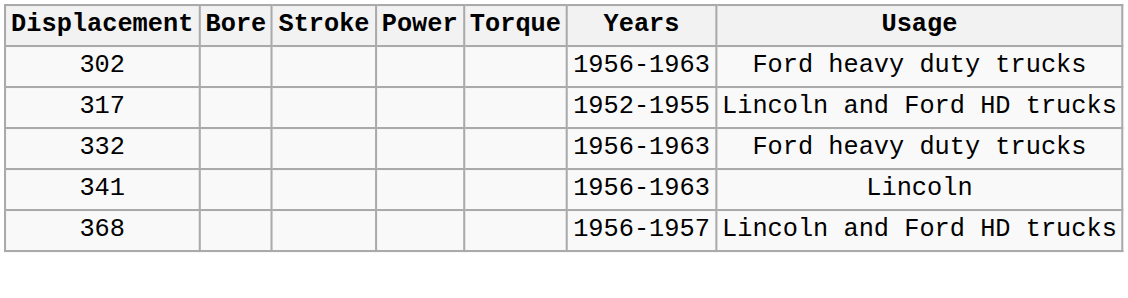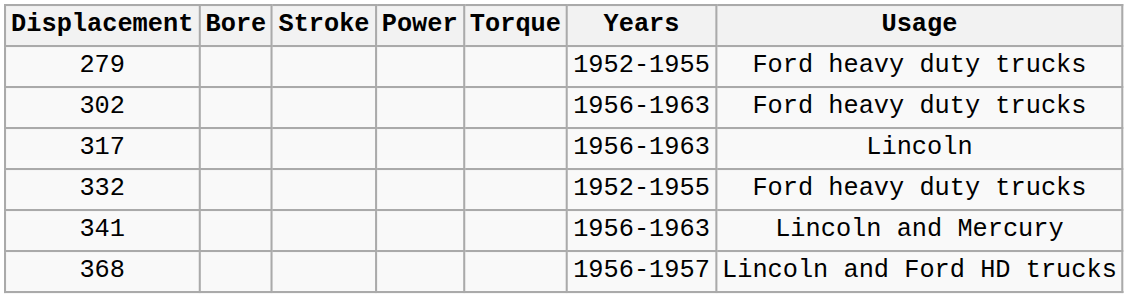+ row: (102, 67)
(642, 108) 1952-1955 -> (642, 148) 1956-1963
(919, 108) Lincoln and Ford HD trucks -> (919, 148) Lincoln
(642, 148) 1956-1963 -> (642, 189) 1952-1955
(919, 189) Lincoln -> (919, 230) Lincoln and Mercury
